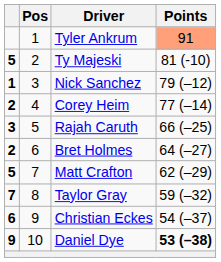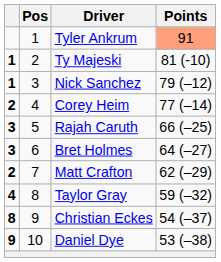(12, 61) 5 -> (12, 61) 1
(12, 150) 2 -> (12, 150) 3
(12, 172) 5 -> (12, 172) 2
(12, 195) 7 -> (12, 195) 4
(12, 217) 6 -> (12, 217) 8
(186, 240) bold -> (186, 240) normal
